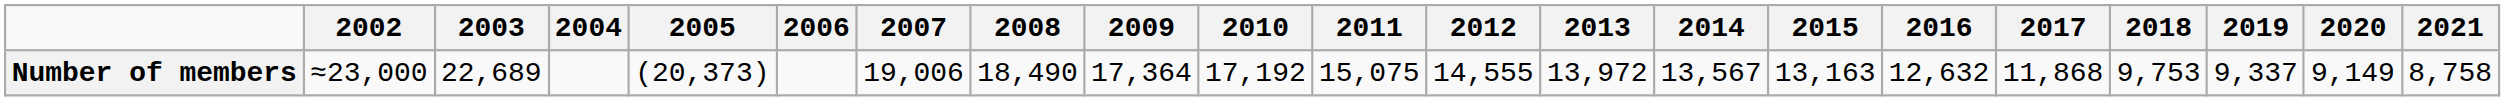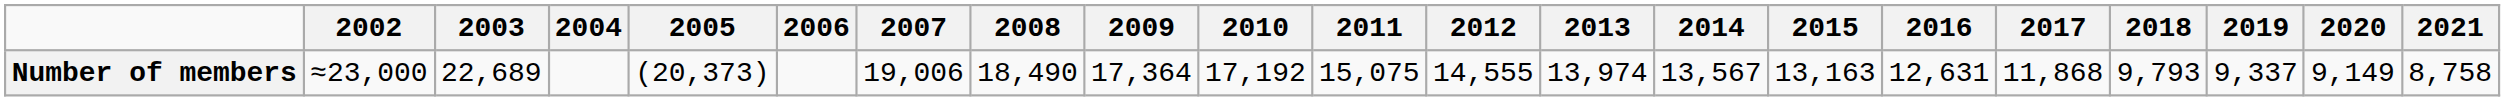(1597, 73) 13,972 -> (1597, 73) 13,974
(1939, 73) 12,632 -> (1939, 73) 12,631
(2159, 73) 9,753 -> (2159, 73) 9,793
